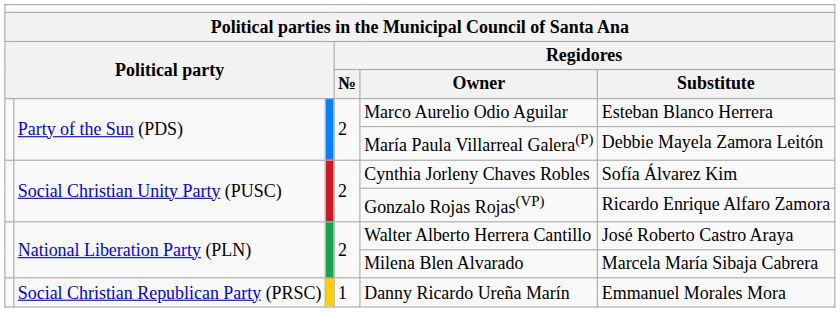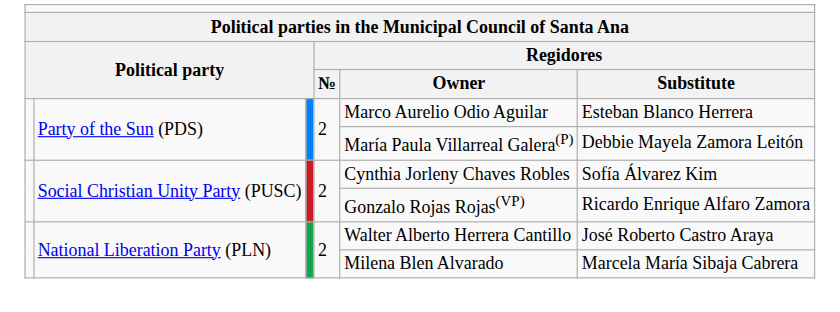- row: (170, 292)
